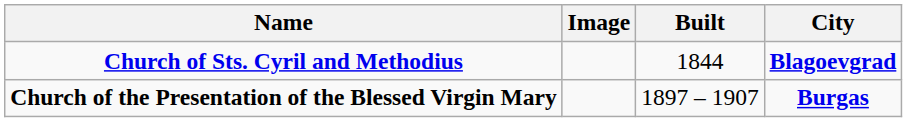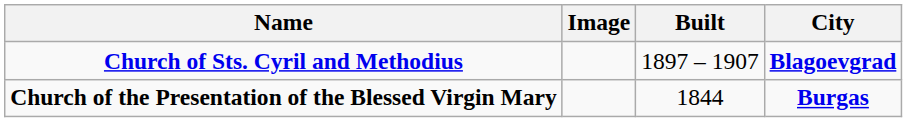(700, 60) 1844 -> (700, 60) 1897 – 1907
(700, 97) 1897 – 1907 -> (700, 97) 1844
